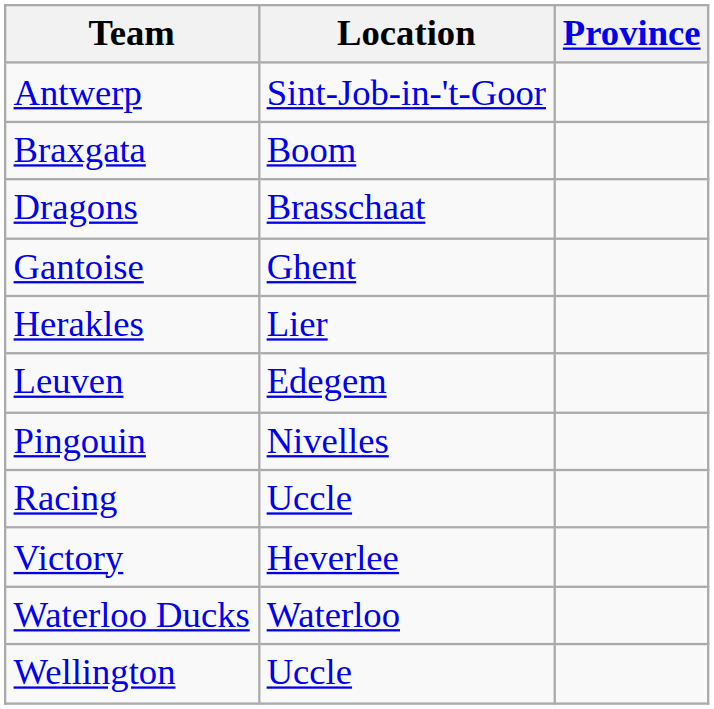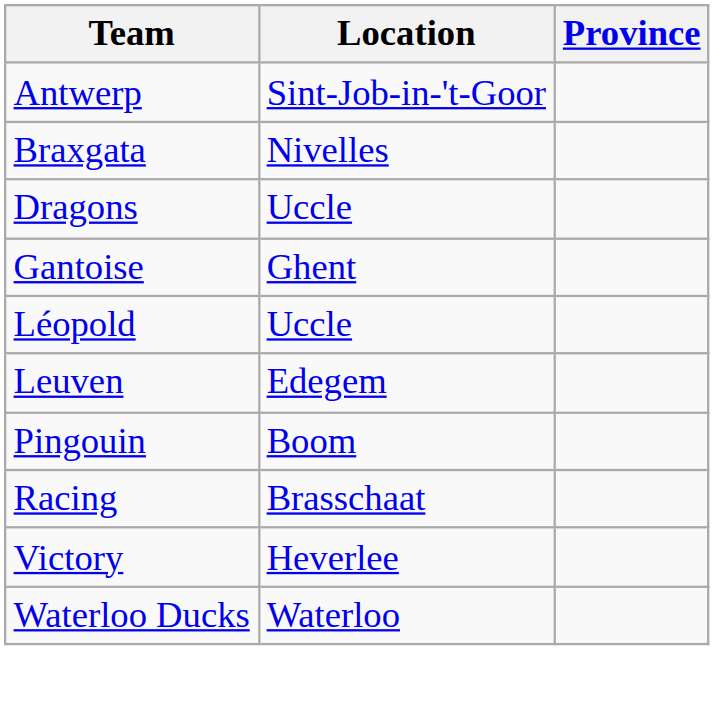(311, 149) Boom -> (328, 149) Nivelles
(346, 207) Brasschaat -> (309, 207) Uccle
- row: (79, 324)
+ row: (75, 324)
(328, 440) Nivelles -> (311, 440) Boom
(309, 498) Uccle -> (346, 498) Brasschaat
- row: (95, 672)
